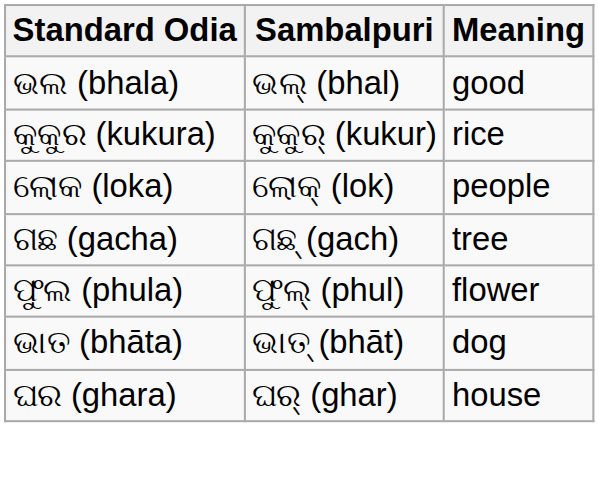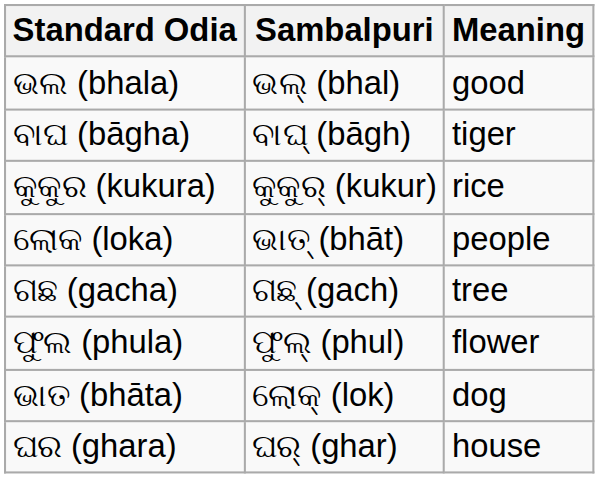+ row: (101, 134)
(323, 186) ଲୋକ୍ (lok) -> (328, 238) ଭାତ୍ (bhāt)
(328, 342) ଭାତ୍ (bhāt) -> (323, 394) ଲୋକ୍ (lok)
